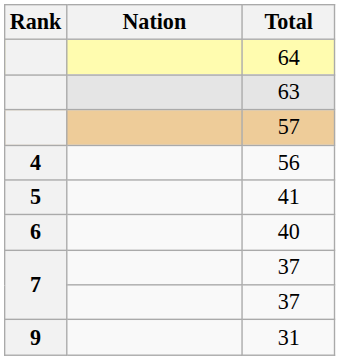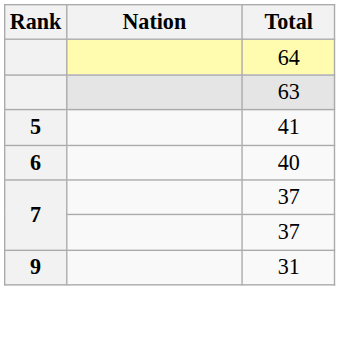- row: (36, 127)
- row: (36, 162)
